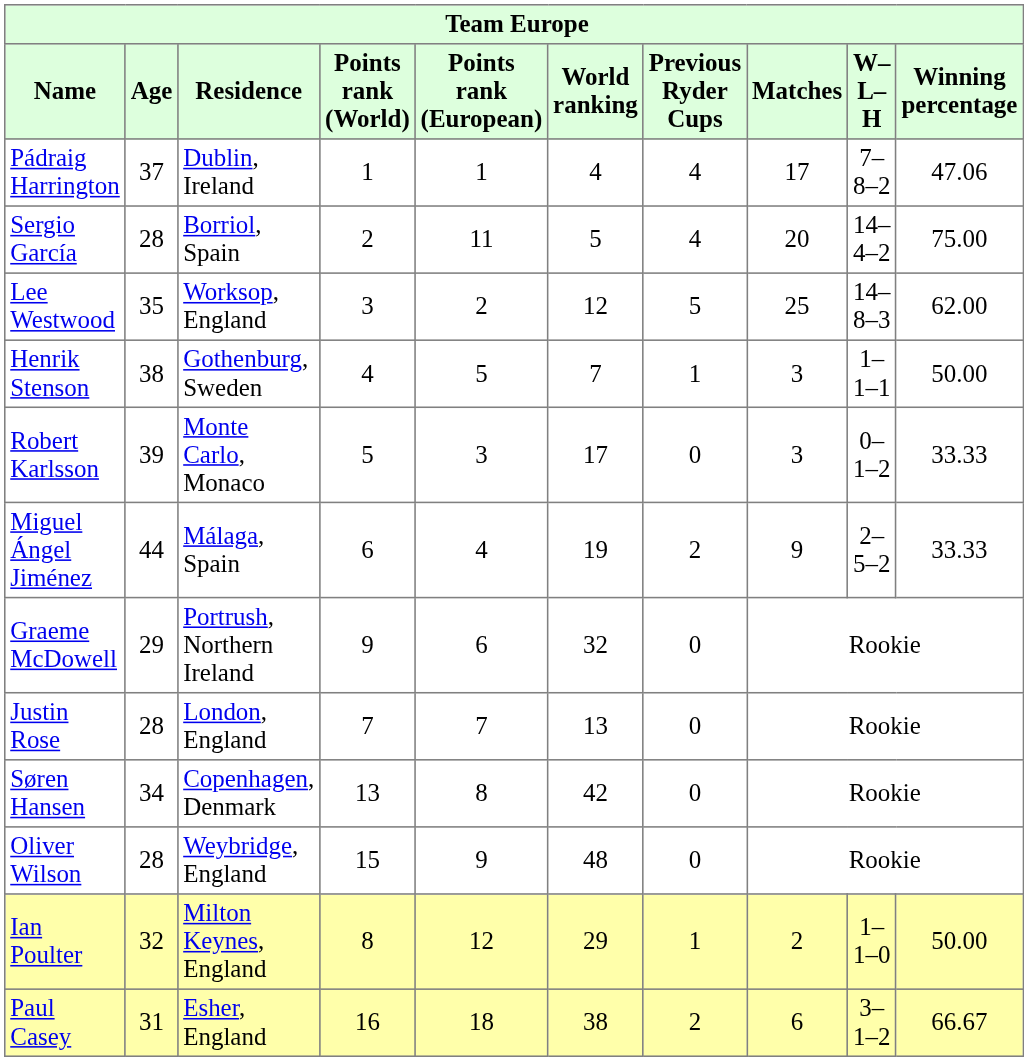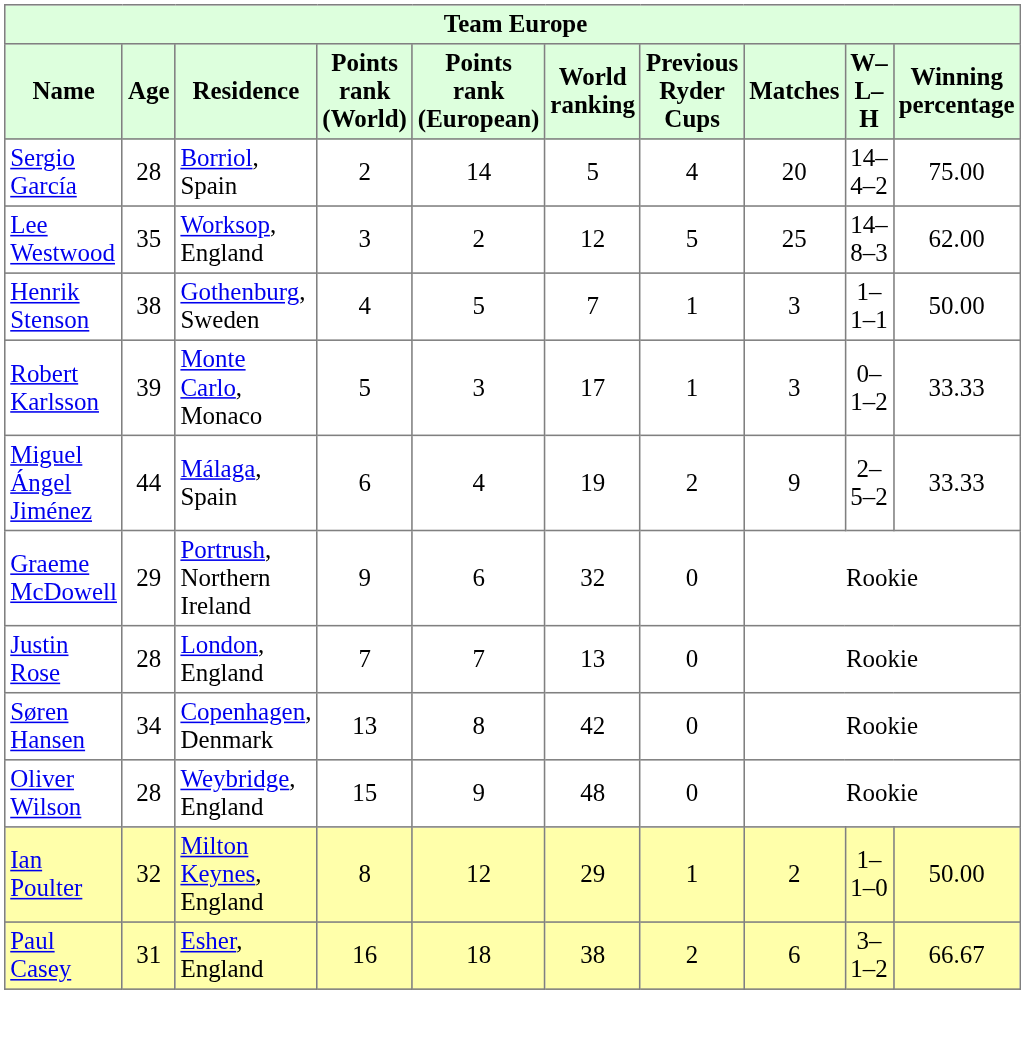- row: (65, 172)
(481, 239) 11 -> (479, 172) 14
(695, 454) 0 -> (692, 387) 1
